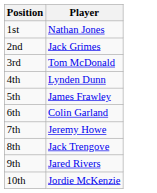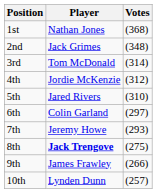+ column: (137, 12)
(77, 79) Lynden Dunn -> (84, 79) Jordie McKenzie
(80, 96) James Frawley -> (74, 96) Jared Rivers
(79, 146) normal -> (81, 146) bold
(74, 163) Jared Rivers -> (80, 163) James Frawley
(84, 180) Jordie McKenzie -> (77, 180) Lynden Dunn
